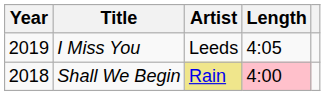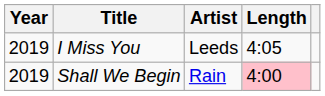(29, 76) 2018 -> (29, 76) 2019
(208, 76) khaki background -> (208, 76) no background
